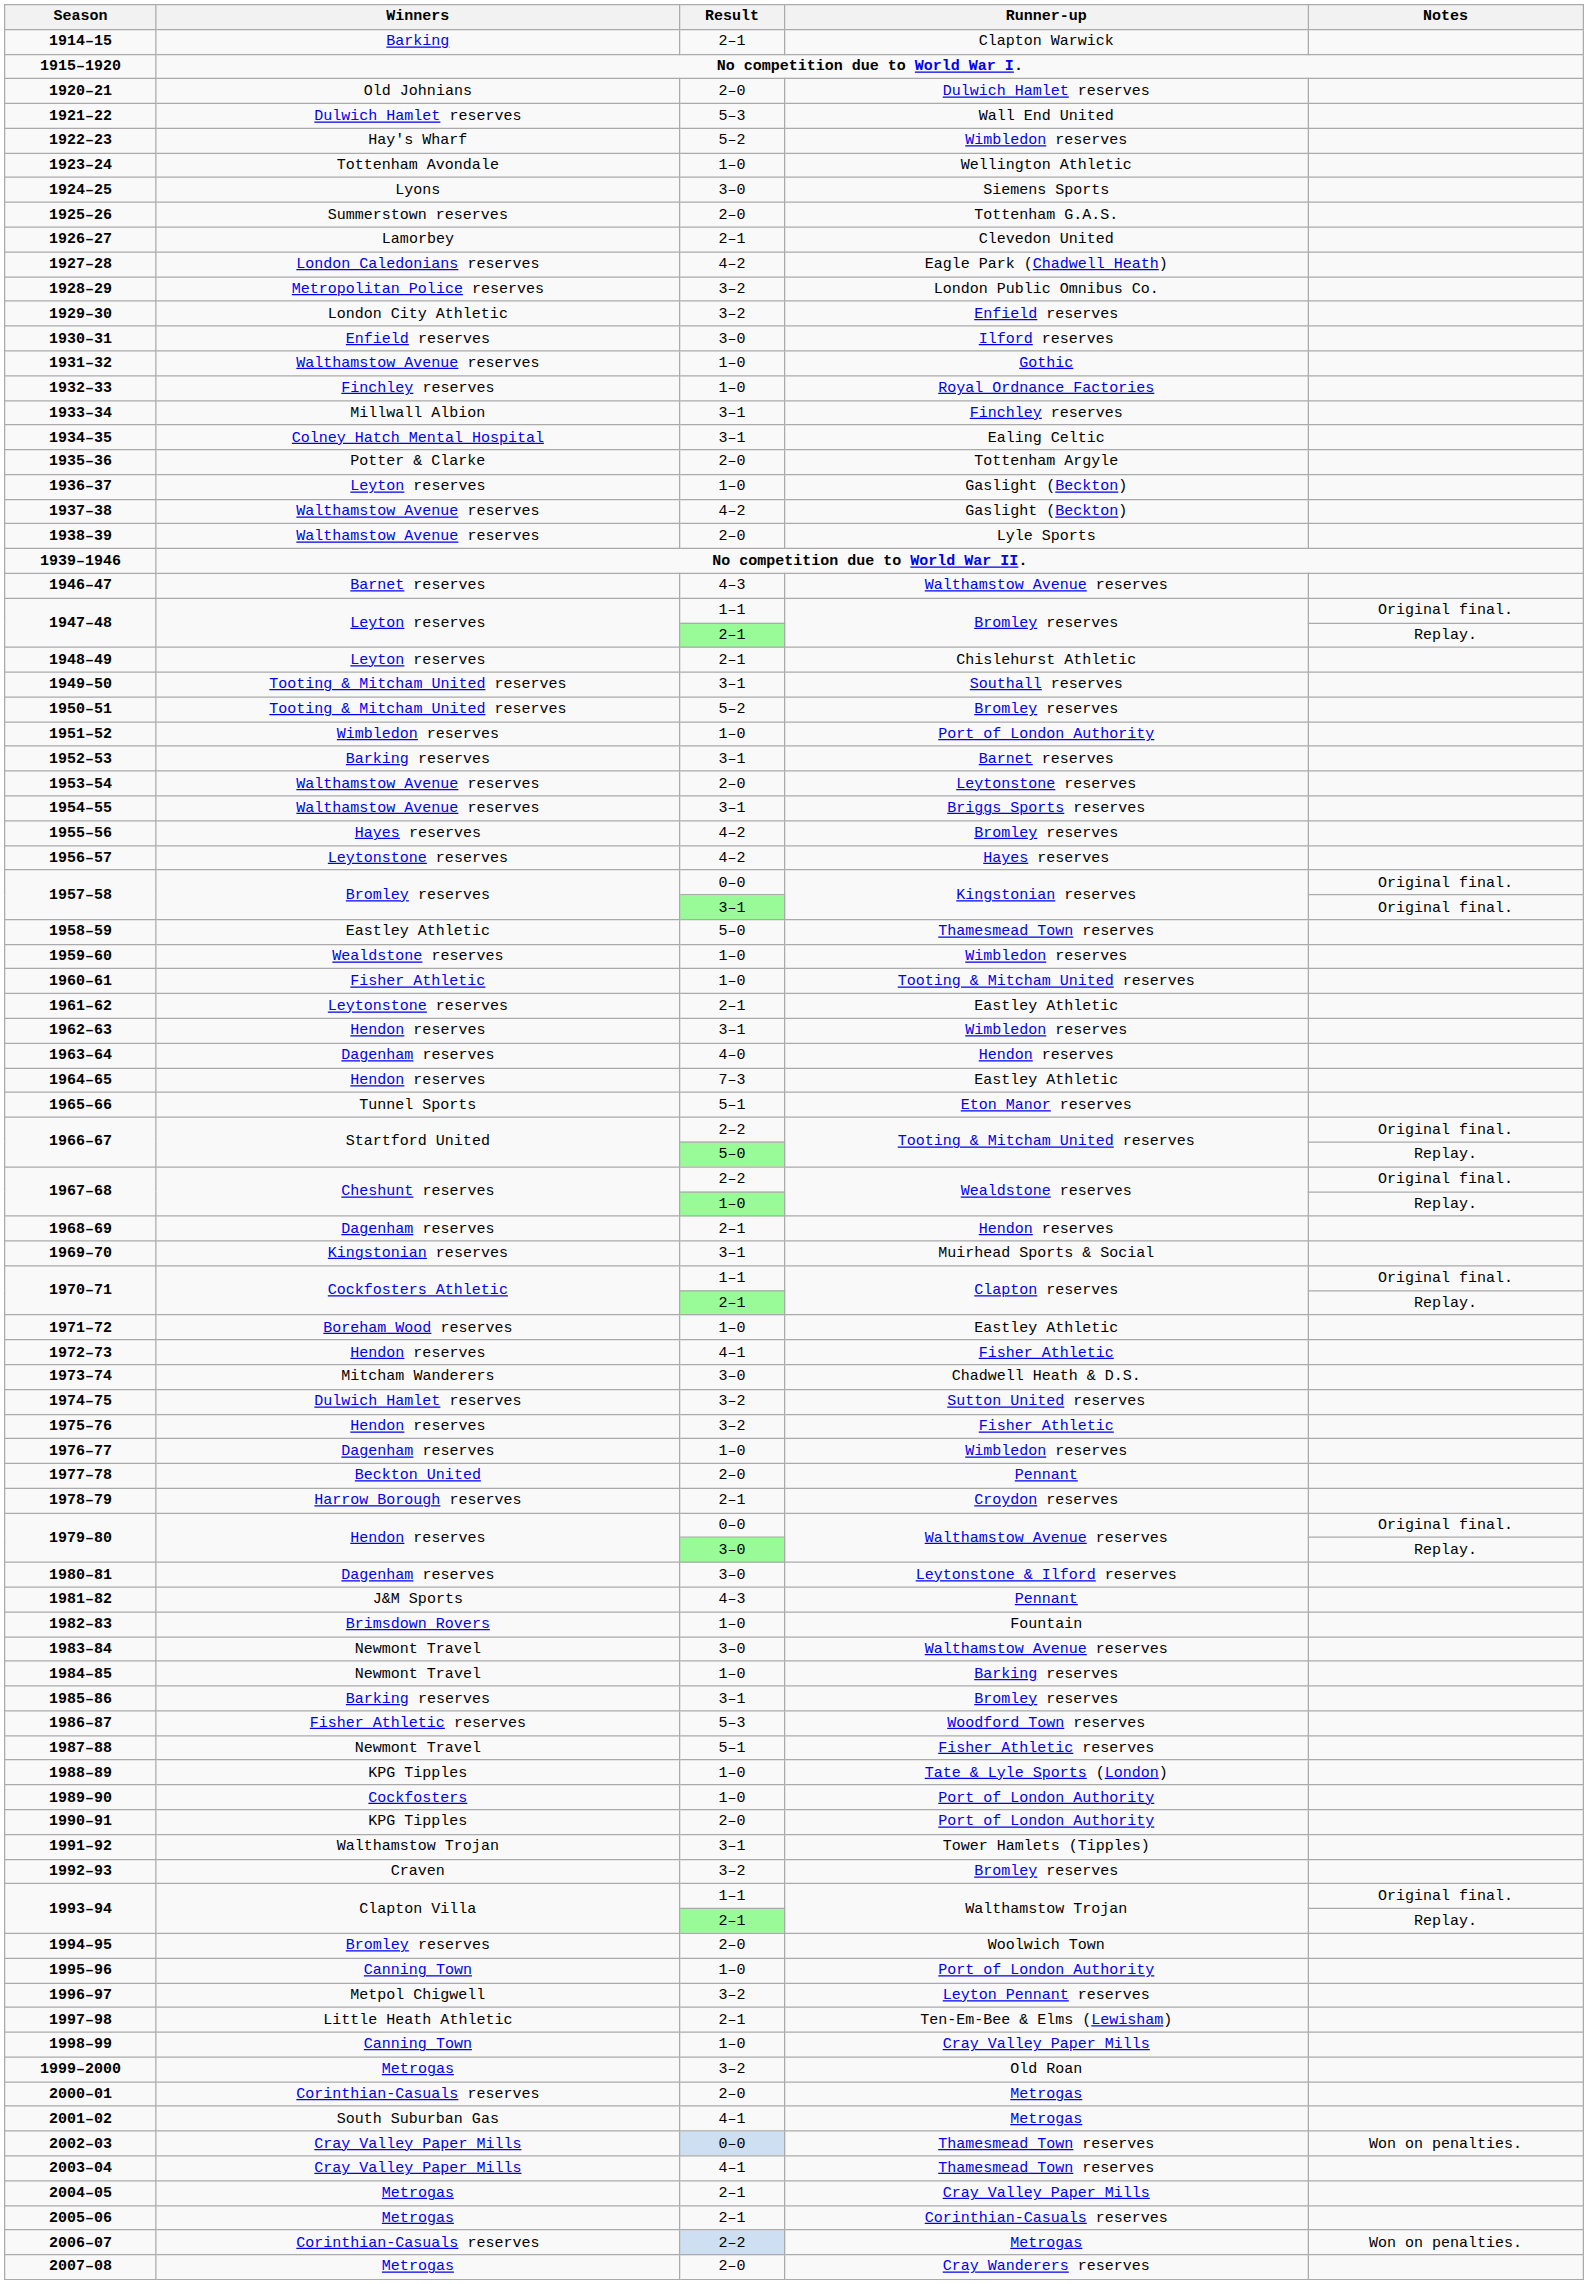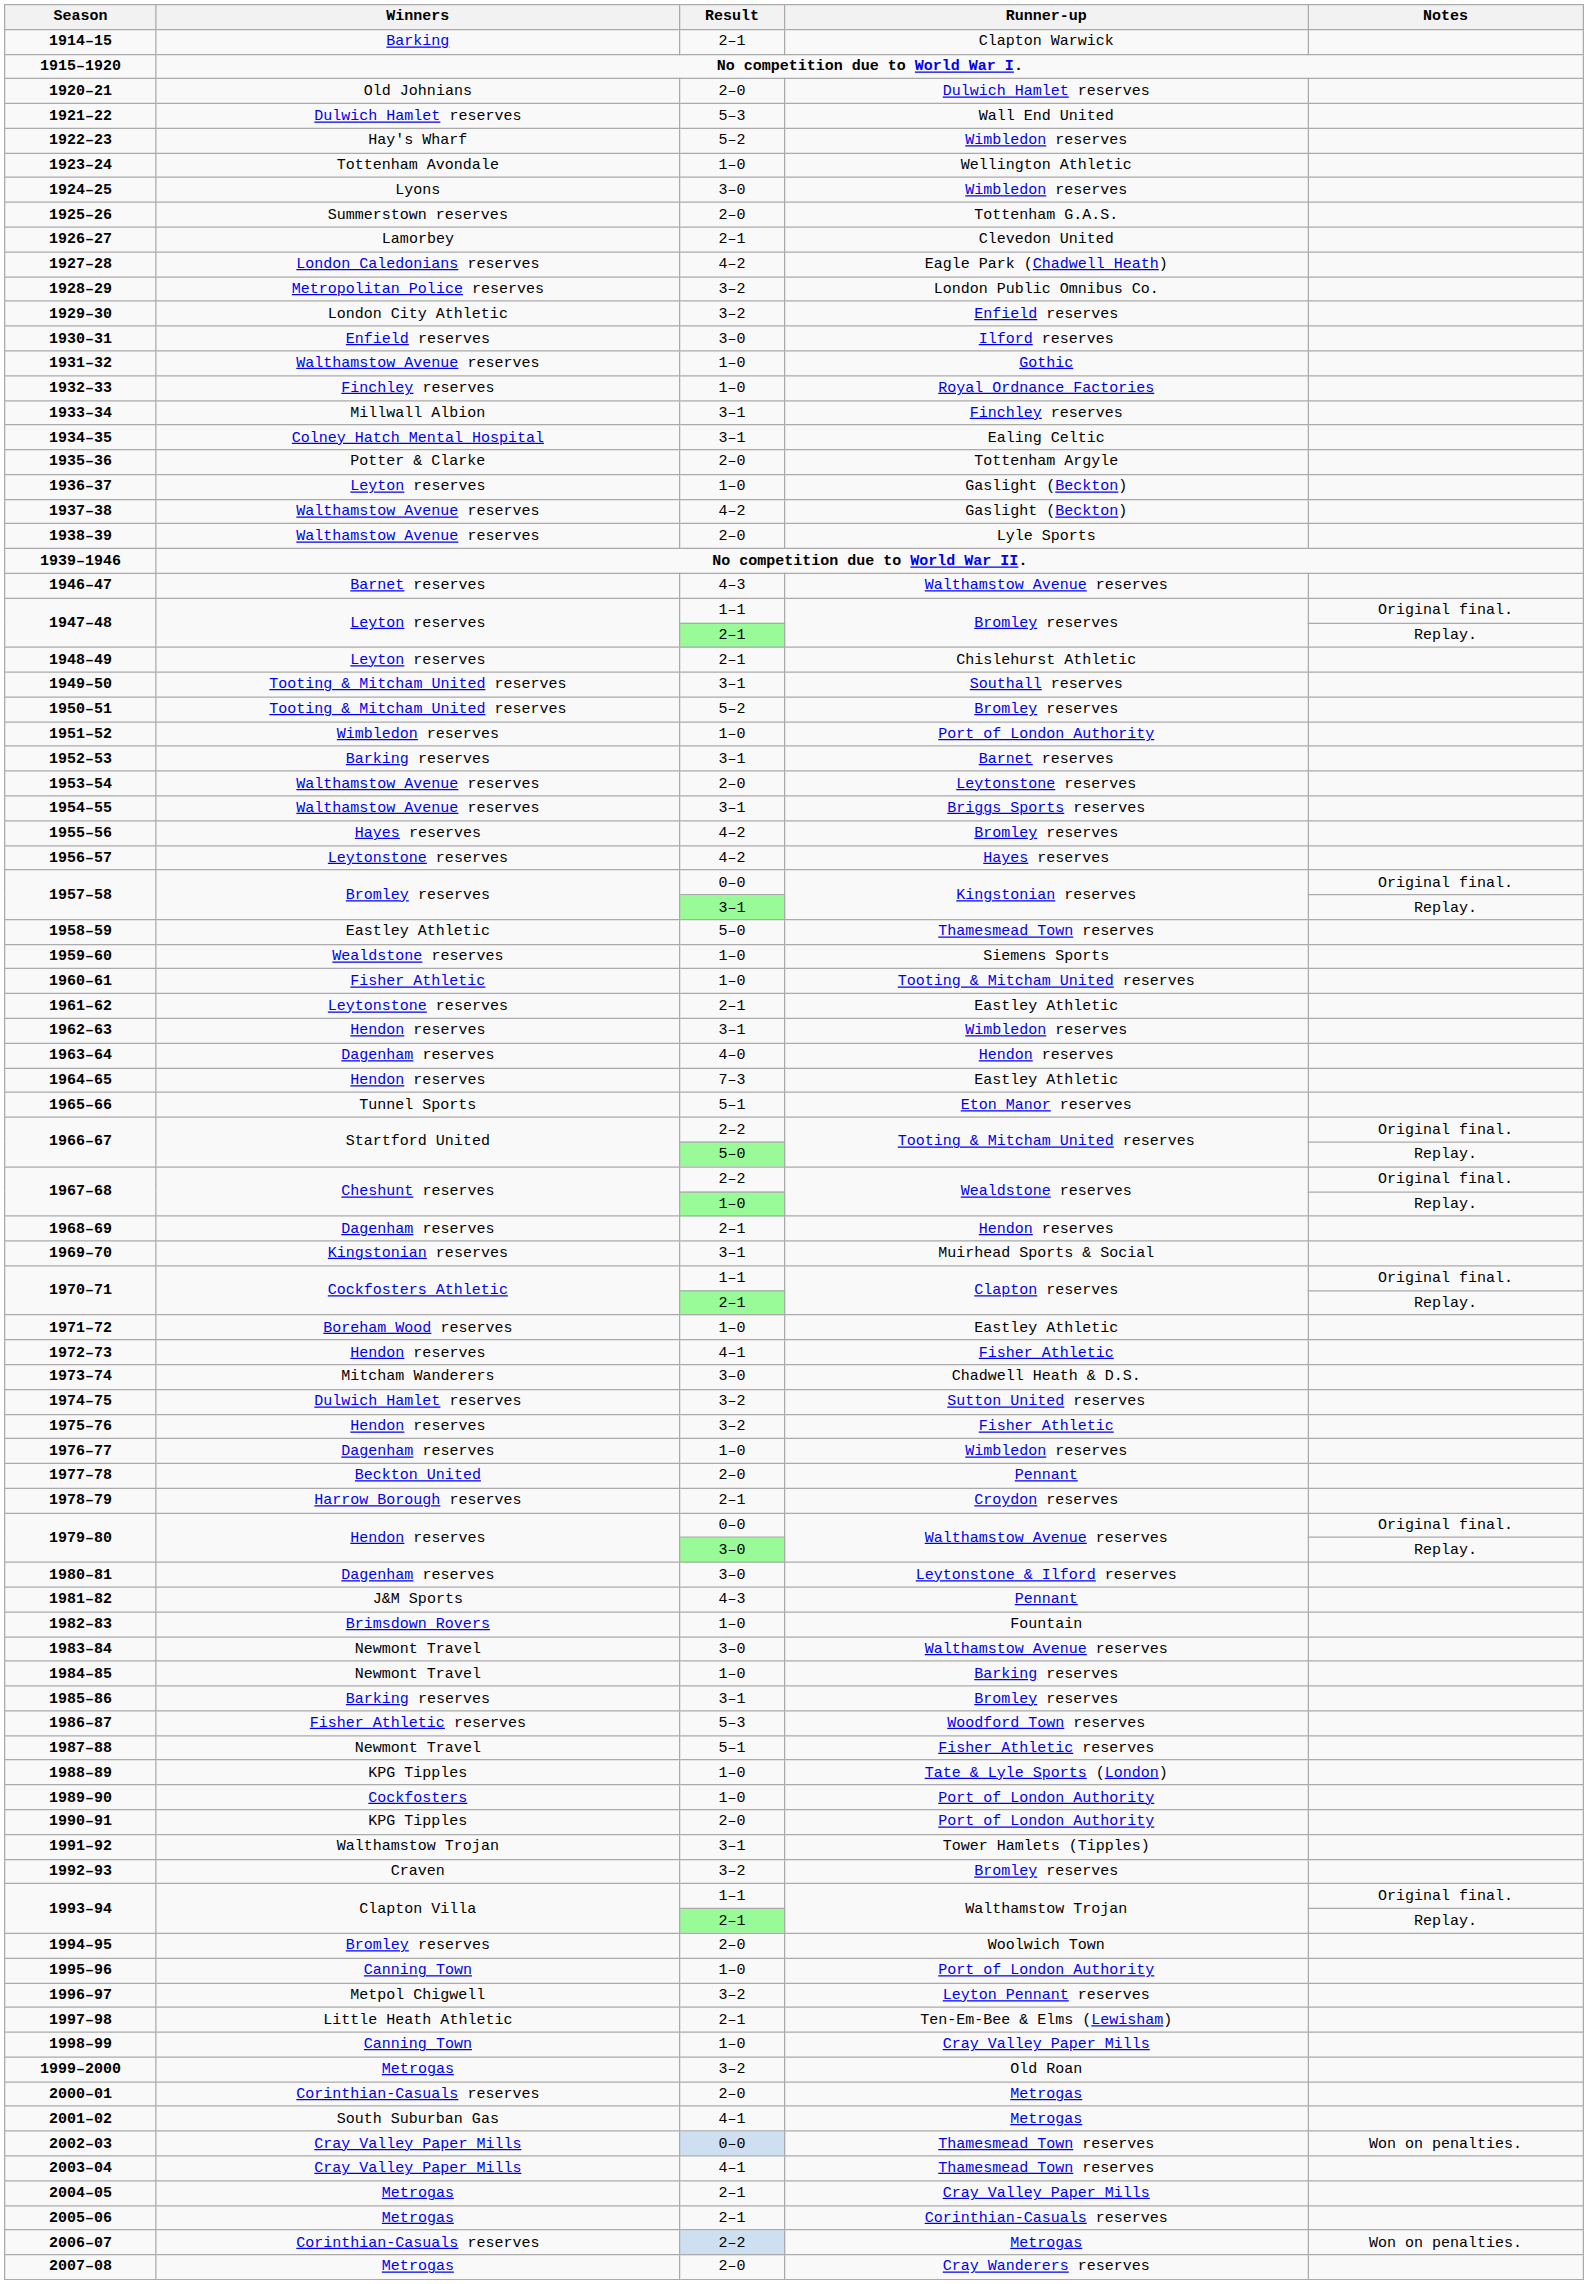(1046, 190) Siemens Sports -> (1046, 190) Wimbledon reserves
(1446, 907) Original final. -> (1446, 907) Replay.
(1046, 957) Wimbledon reserves -> (1046, 957) Siemens Sports
